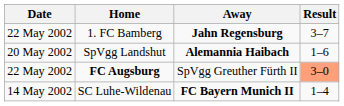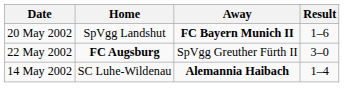- row: (124, 33)
(237, 52) Alemannia Haibach -> (237, 33) FC Bayern Munich II
(320, 71) lightsalmon background -> (320, 52) no background
(237, 91) FC Bayern Munich II -> (237, 71) Alemannia Haibach
